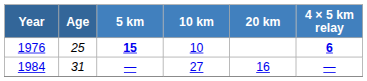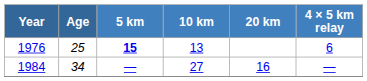(197, 48) 10 -> (197, 48) 13
(329, 48) bold -> (329, 48) normal
(78, 67) 31 -> (78, 67) 34
